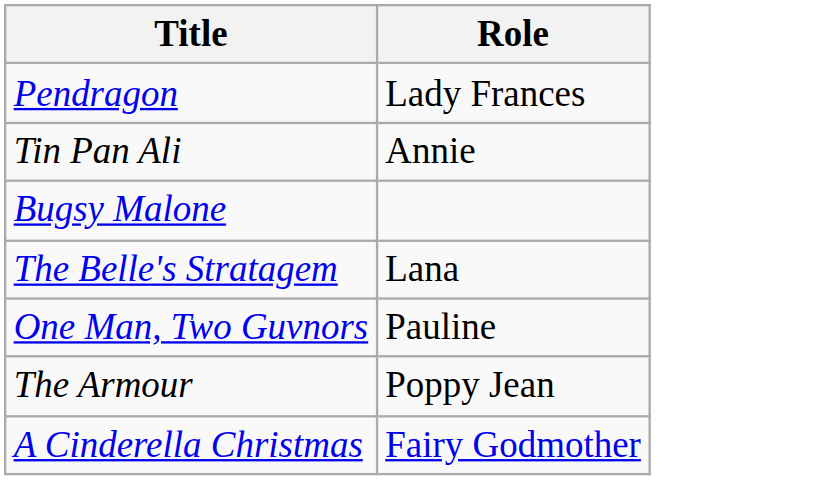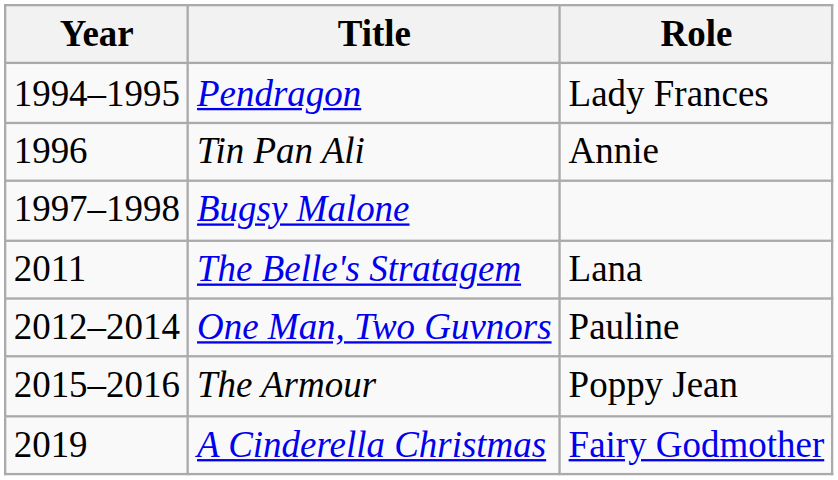+ column: (97, 33)
